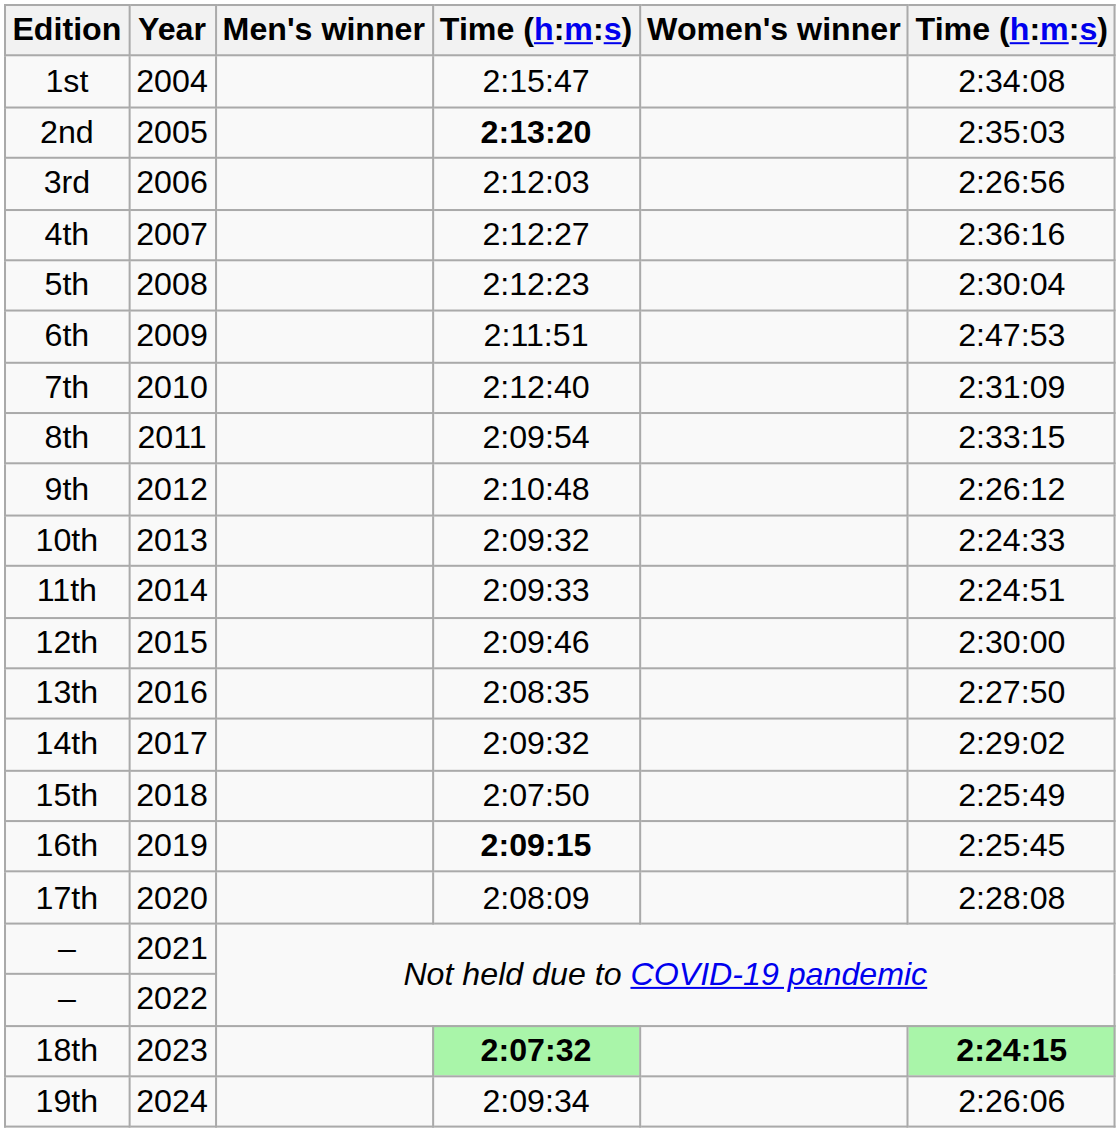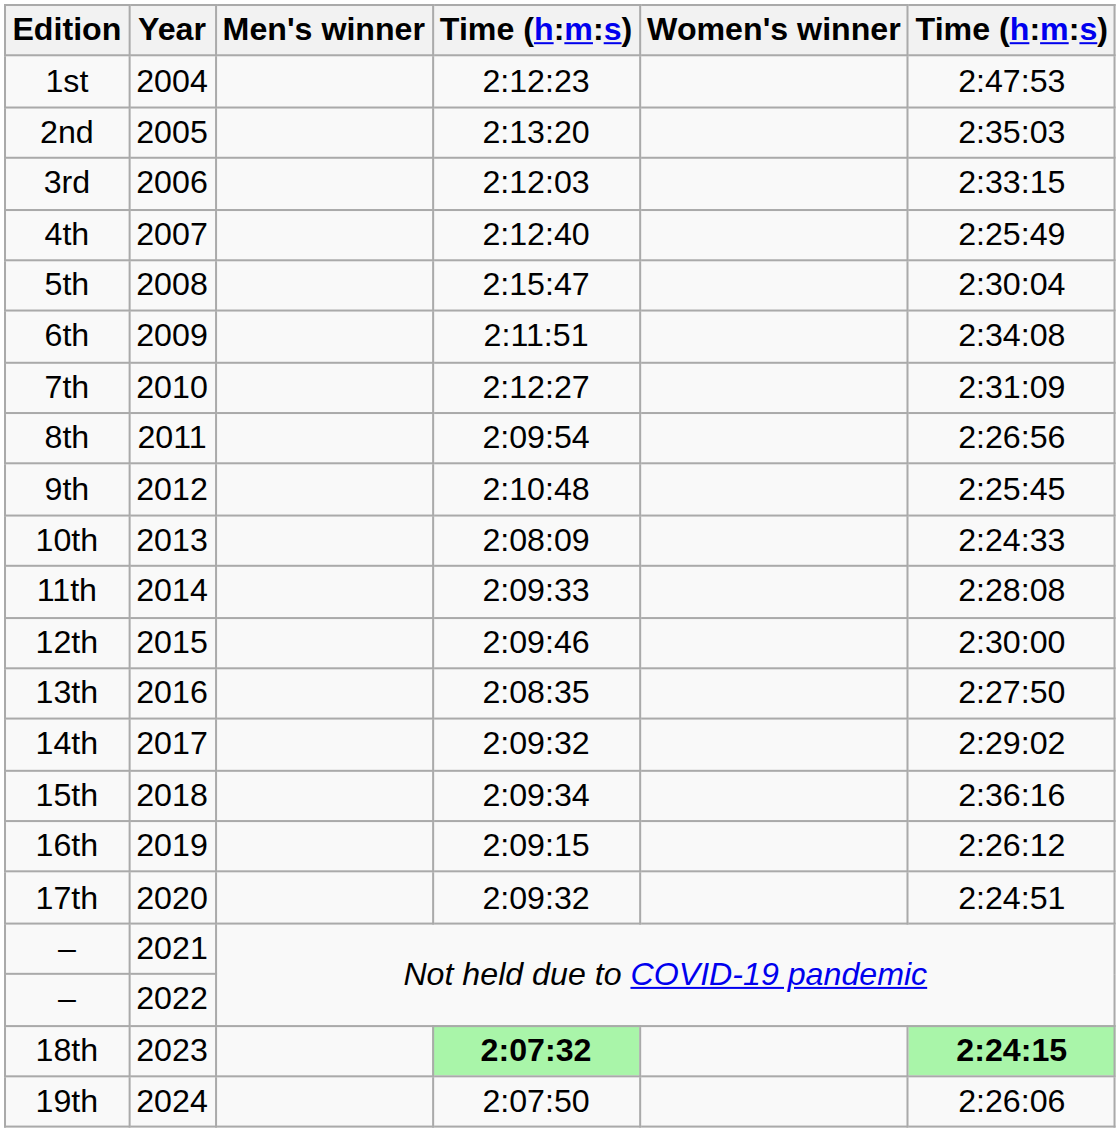(536, 81) 2:15:47 -> (536, 81) 2:12:23
(1012, 81) 2:34:08 -> (1012, 81) 2:47:53
(536, 132) bold -> (536, 132) normal
(1012, 183) 2:26:56 -> (1012, 183) 2:33:15
(536, 234) 2:12:27 -> (536, 234) 2:12:40
(1012, 234) 2:36:16 -> (1012, 234) 2:25:49
(536, 285) 2:12:23 -> (536, 285) 2:15:47
(1012, 336) 2:47:53 -> (1012, 336) 2:34:08
(536, 387) 2:12:40 -> (536, 387) 2:12:27
(1012, 438) 2:33:15 -> (1012, 438) 2:26:56
(1012, 489) 2:26:12 -> (1012, 489) 2:25:45
(536, 540) 2:09:32 -> (536, 540) 2:08:09
(1012, 591) 2:24:51 -> (1012, 591) 2:28:08
(536, 795) 2:07:50 -> (536, 795) 2:09:34
(1012, 795) 2:25:49 -> (1012, 795) 2:36:16
(536, 846) bold -> (536, 846) normal
(1012, 846) 2:25:45 -> (1012, 846) 2:26:12
(536, 897) 2:08:09 -> (536, 897) 2:09:32
(1012, 897) 2:28:08 -> (1012, 897) 2:24:51
(536, 1101) 2:09:34 -> (536, 1101) 2:07:50
